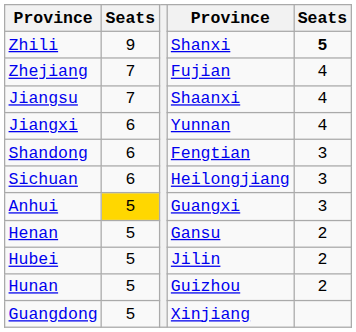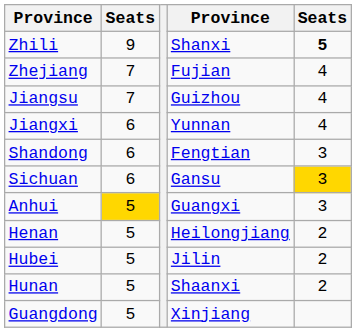(206, 99) Shaanxi -> (206, 99) Guizhou
(230, 180) Heilongjiang -> (196, 180) Gansu
(322, 180) no background -> (322, 180) gold background
(196, 233) Gansu -> (230, 233) Heilongjiang
(206, 287) Guizhou -> (206, 287) Shaanxi
